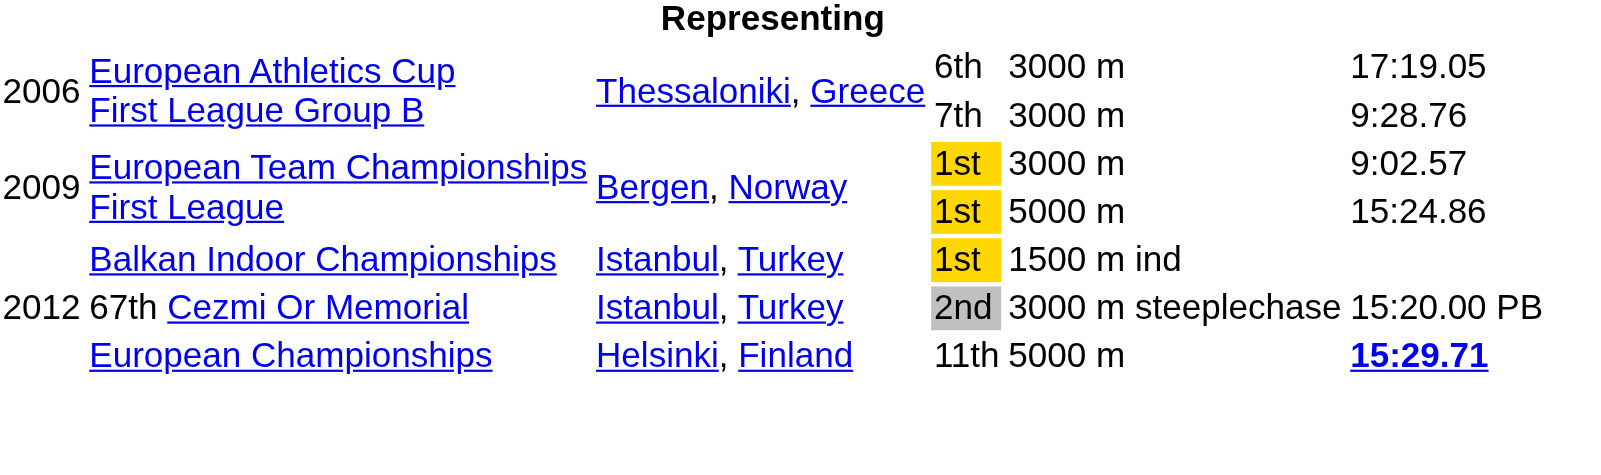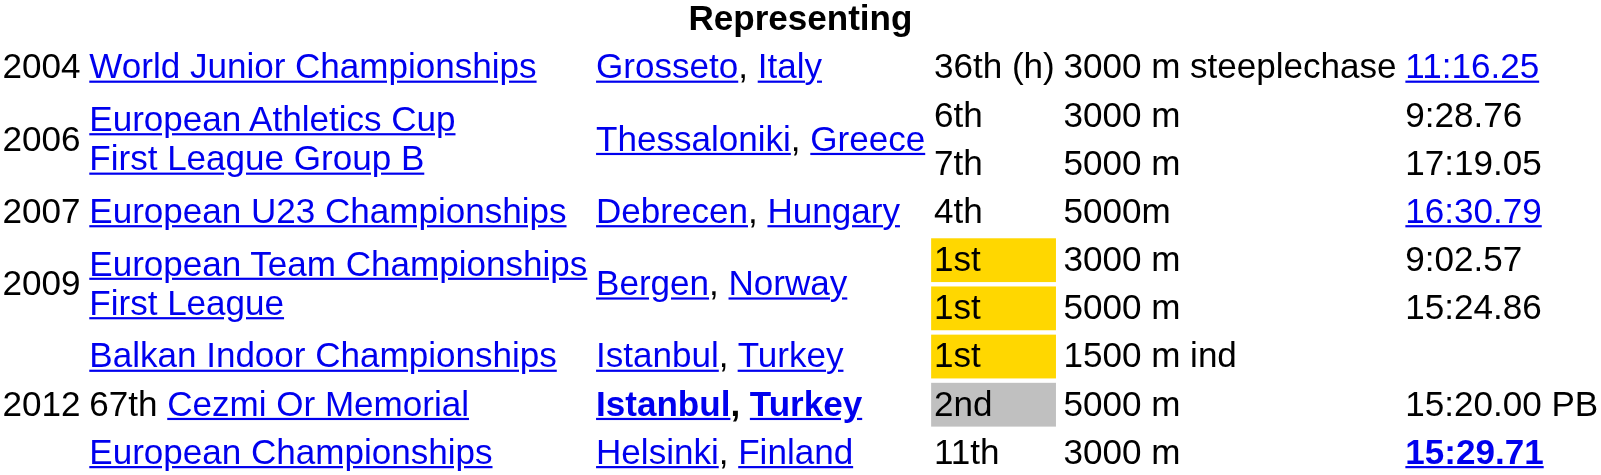+ row: (313, 66)
(1418, 66) 17:19.05 -> (1464, 115) 9:28.76
(1067, 115) 3000 m -> (1122, 163) 5000 m
(1409, 115) 9:28.76 -> (1474, 163) 17:19.05
+ row: (328, 211)
(720, 307) normal -> (729, 404) bold
(1175, 307) 3000 m steeplechase -> (1122, 404) 5000 m
(1067, 355) 5000 m -> (1122, 452) 3000 m
